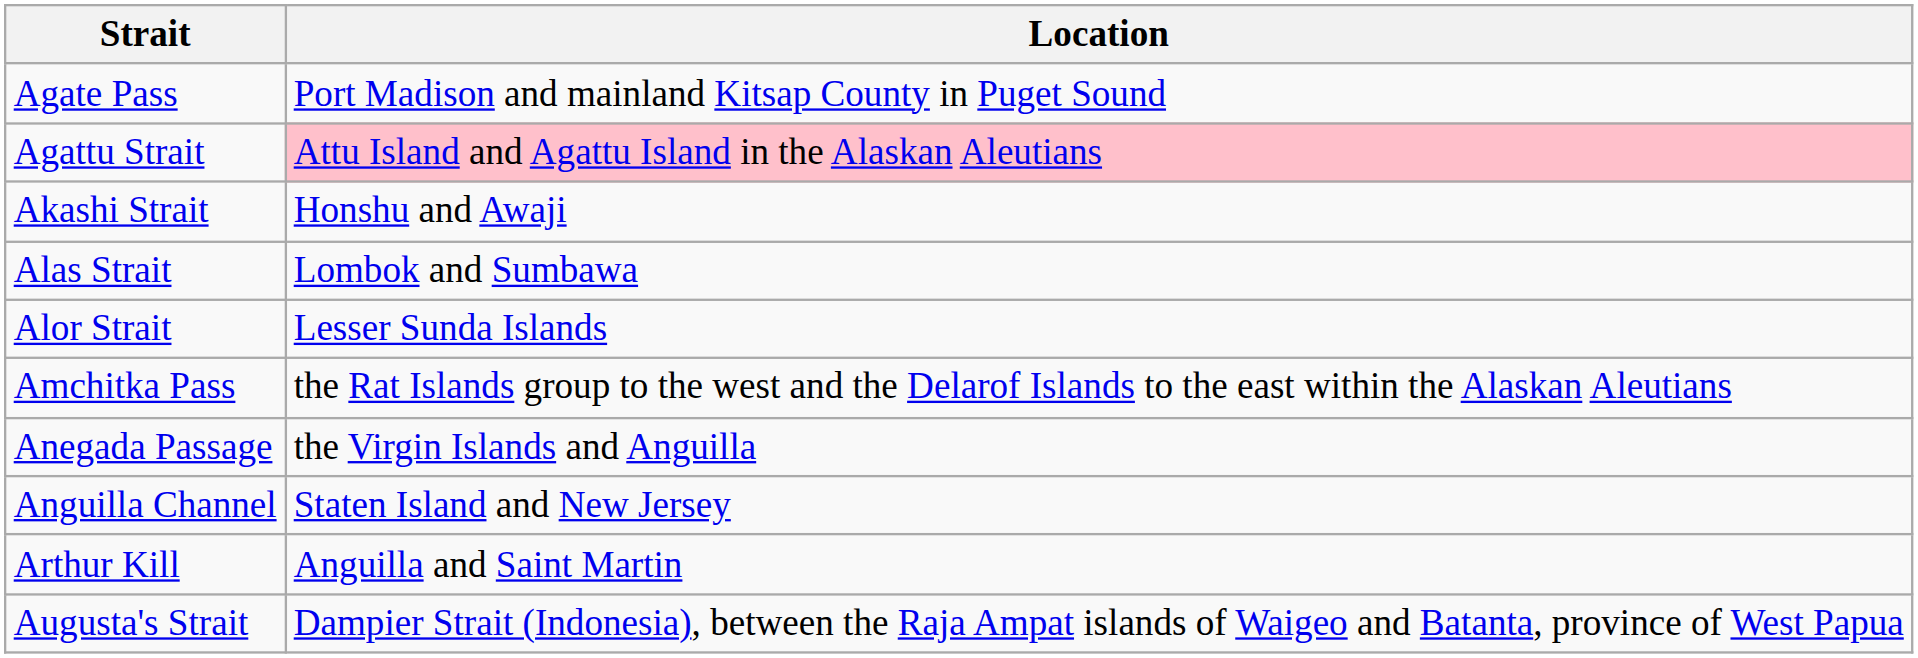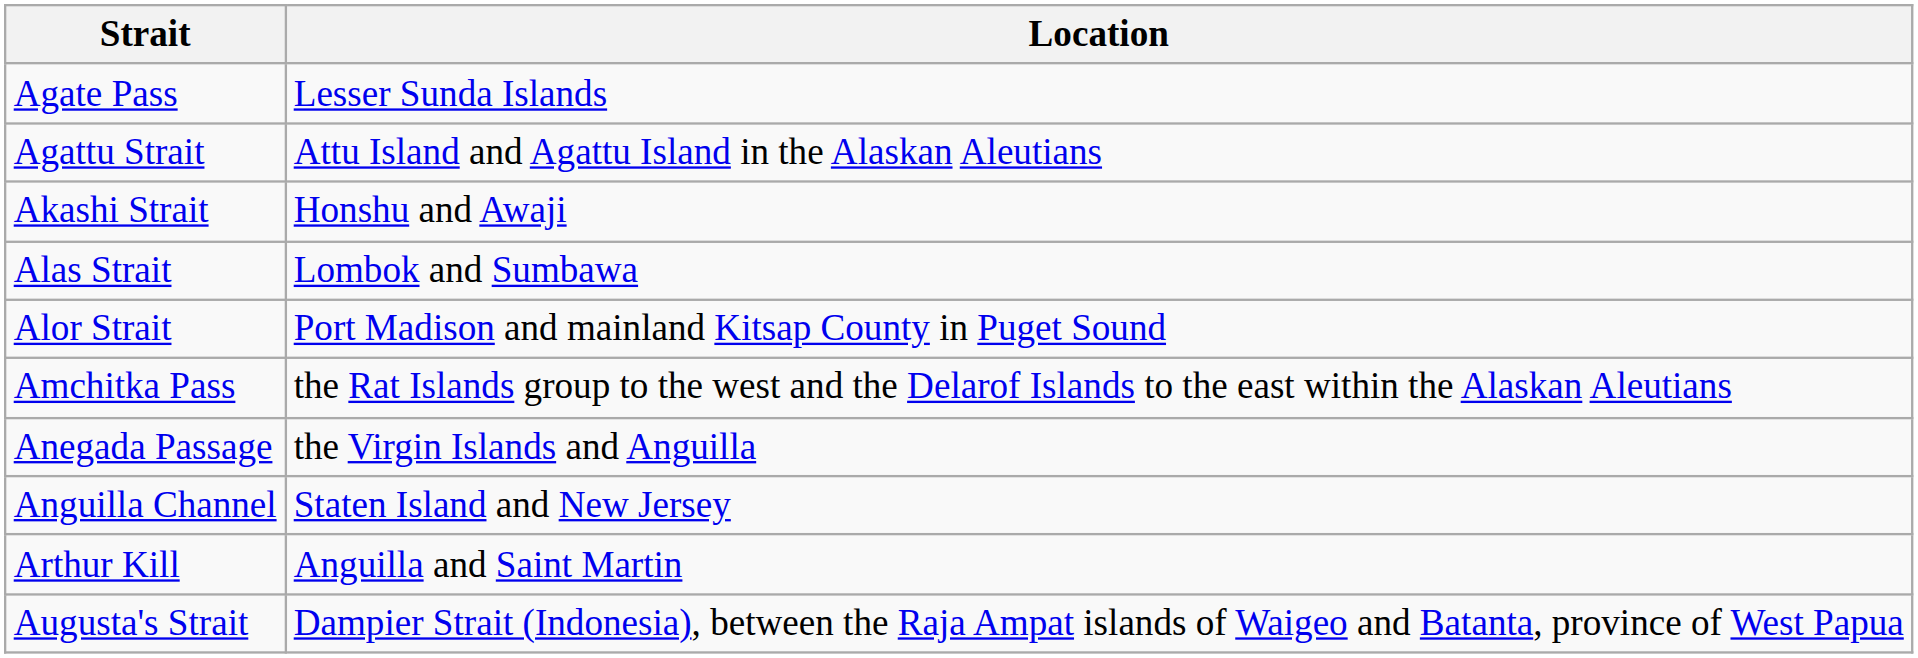(730, 92) Port Madison and mainland Kitsap County in Puget Sound -> (450, 92) Lesser Sunda Islands
(698, 151) pink background -> (698, 151) no background
(450, 328) Lesser Sunda Islands -> (730, 328) Port Madison and mainland Kitsap County in Puget Sound
